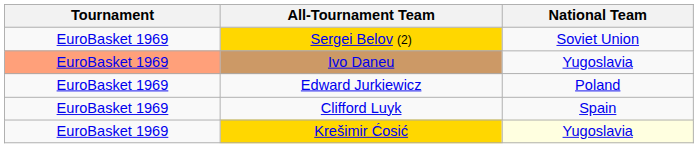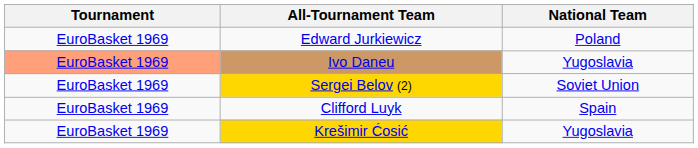rows swapped: (361, 39) <-> (361, 85)
(598, 131) lightyellow background -> (598, 131) no background
